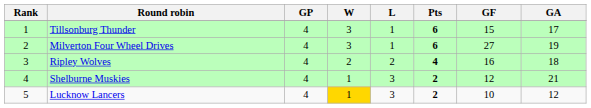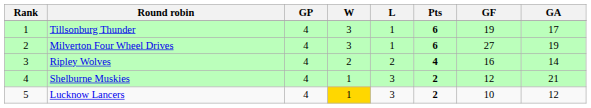(489, 29) 15 -> (489, 29) 19
(554, 62) 18 -> (554, 62) 14
